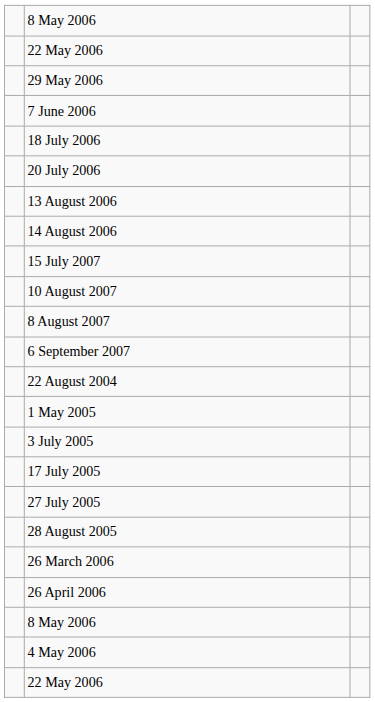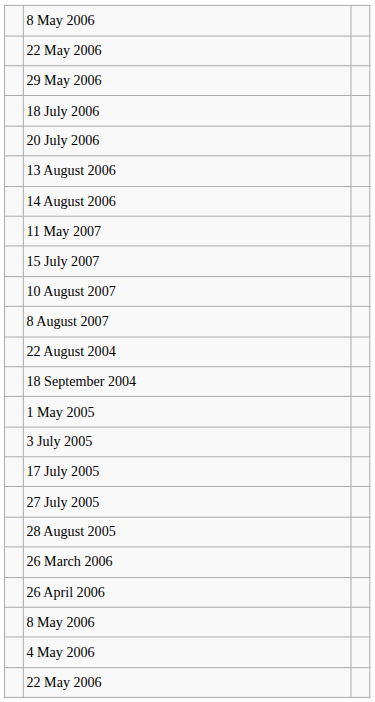- row: (14, 111)
+ row: (14, 231)
- row: (14, 352)
+ row: (14, 382)
